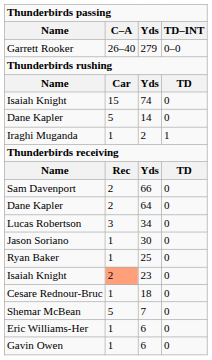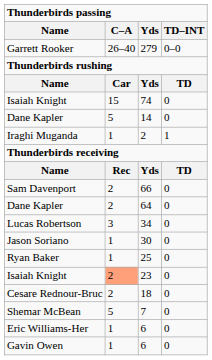(110, 293) 1 -> (110, 293) 2
